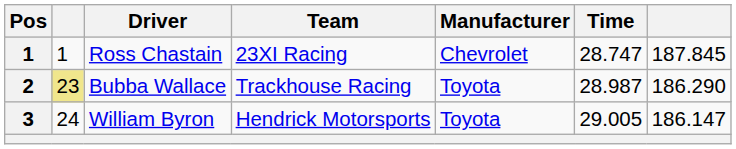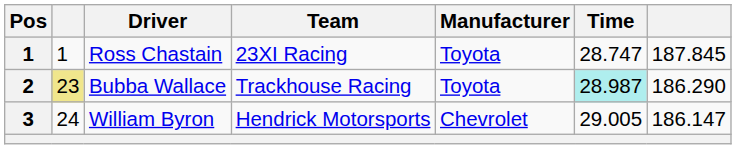(484, 54) Chevrolet -> (470, 54) Toyota
(611, 86) no background -> (611, 86) paleturquoise background
(470, 119) Toyota -> (484, 119) Chevrolet
